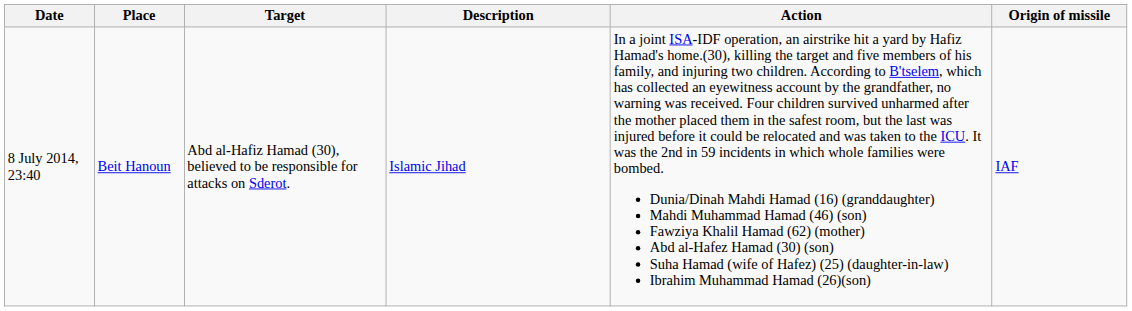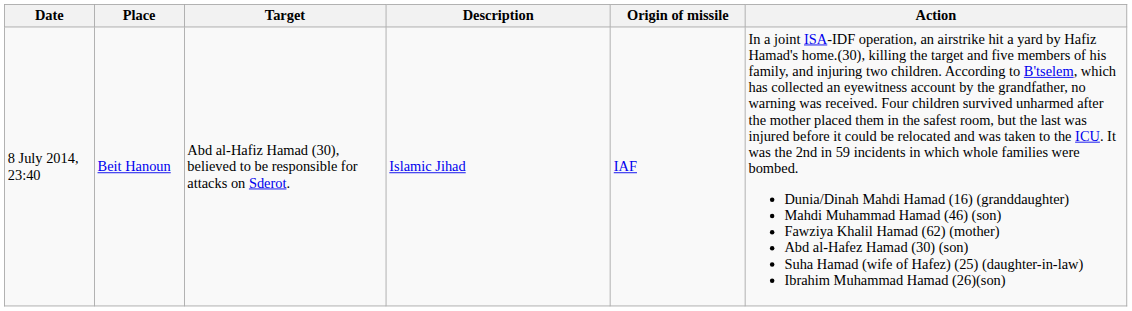columns swapped: (801, 15) <-> (1059, 15)
